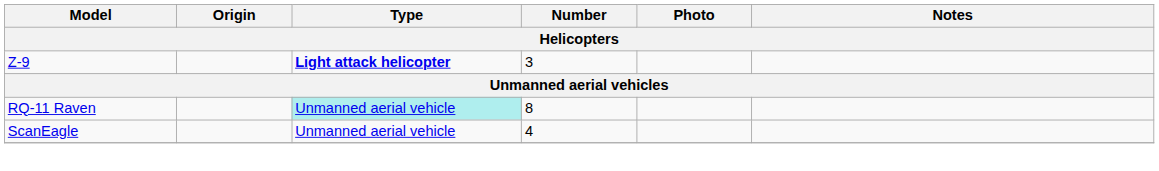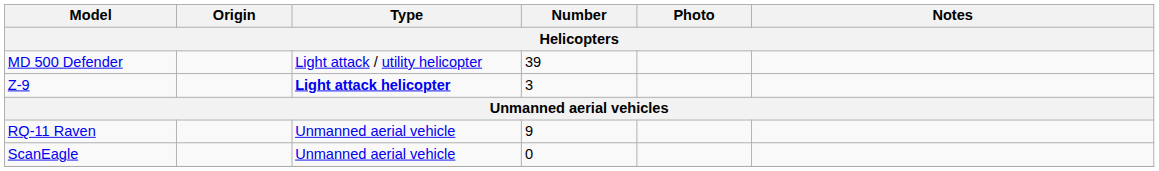+ row: (65, 62)
(375, 108) paleturquoise background -> (375, 131) no background
(529, 108) 8 -> (529, 131) 9
(529, 131) 4 -> (529, 154) 0
